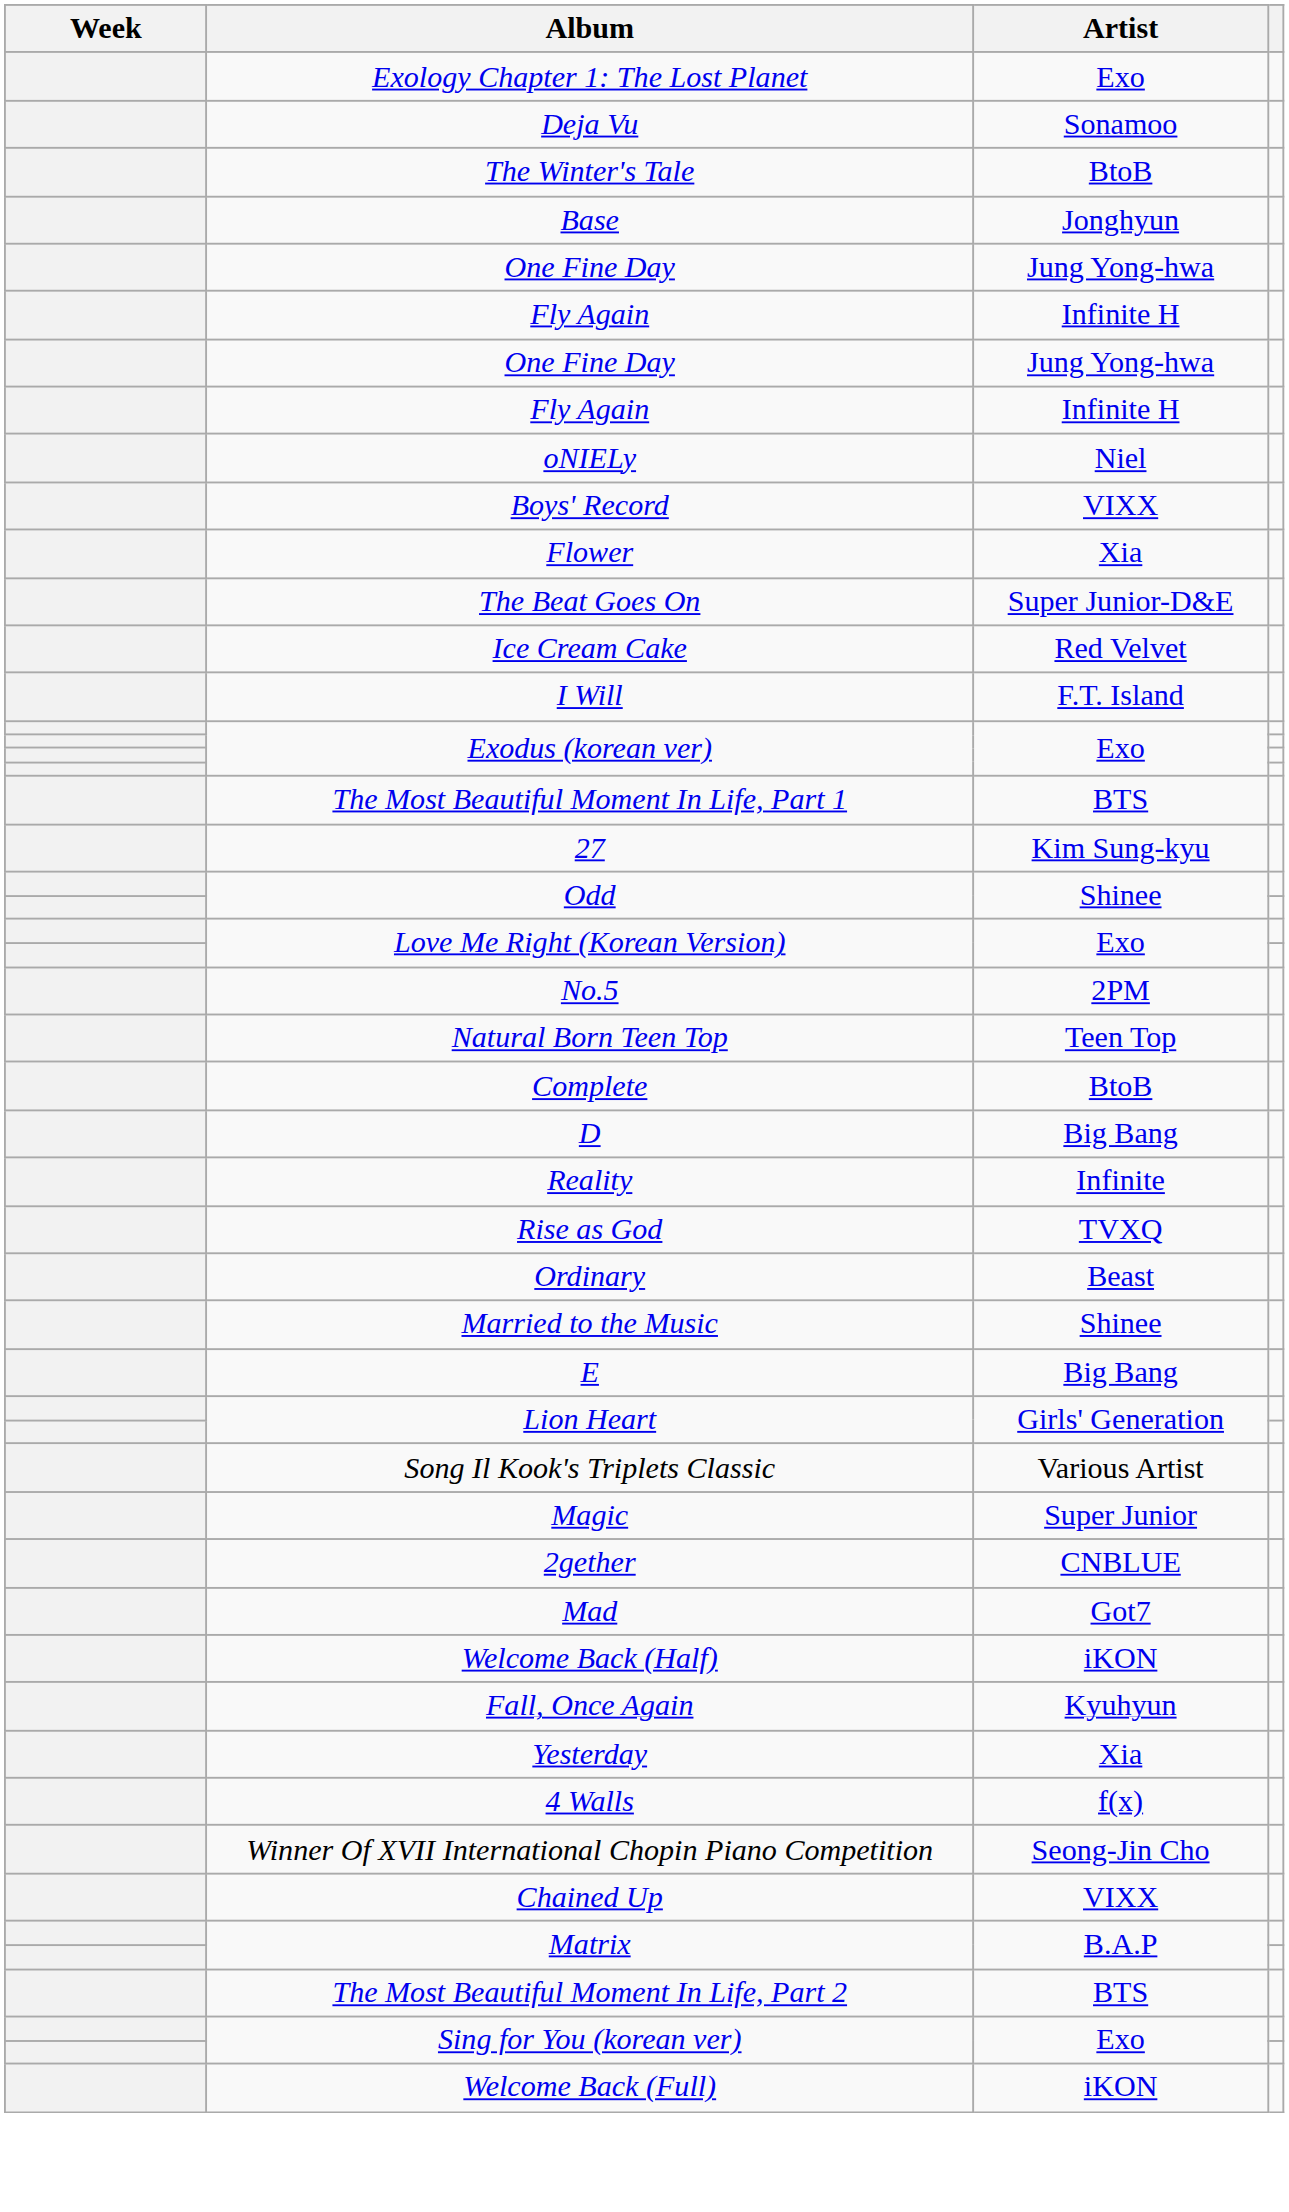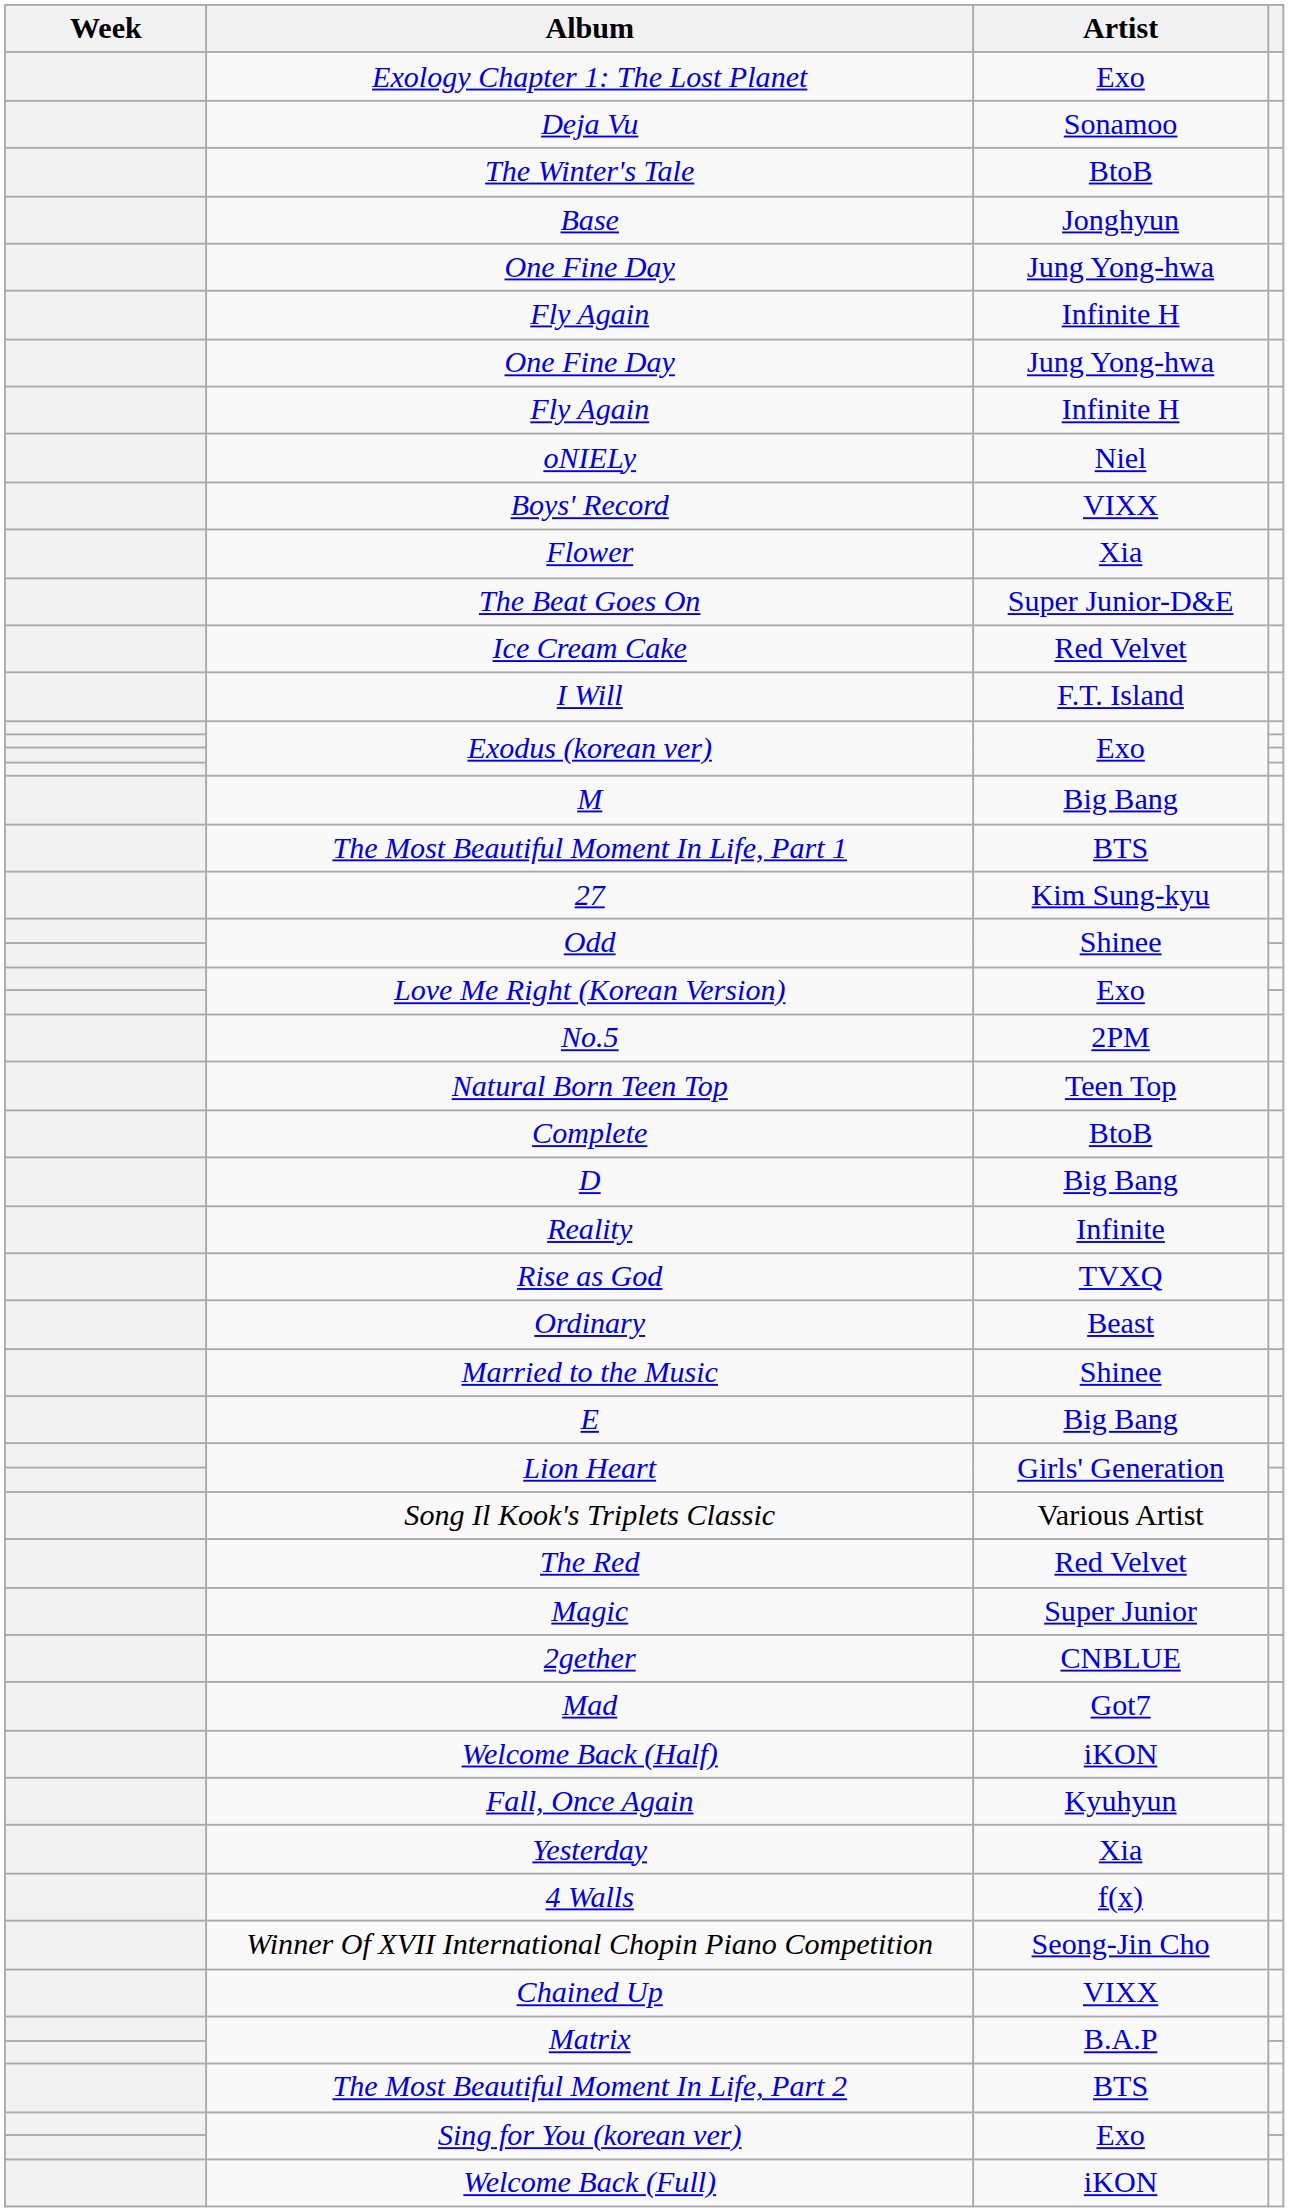+ row: (590, 799)
+ row: (590, 1562)
